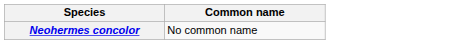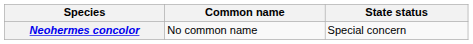+ column: (397, 13)
